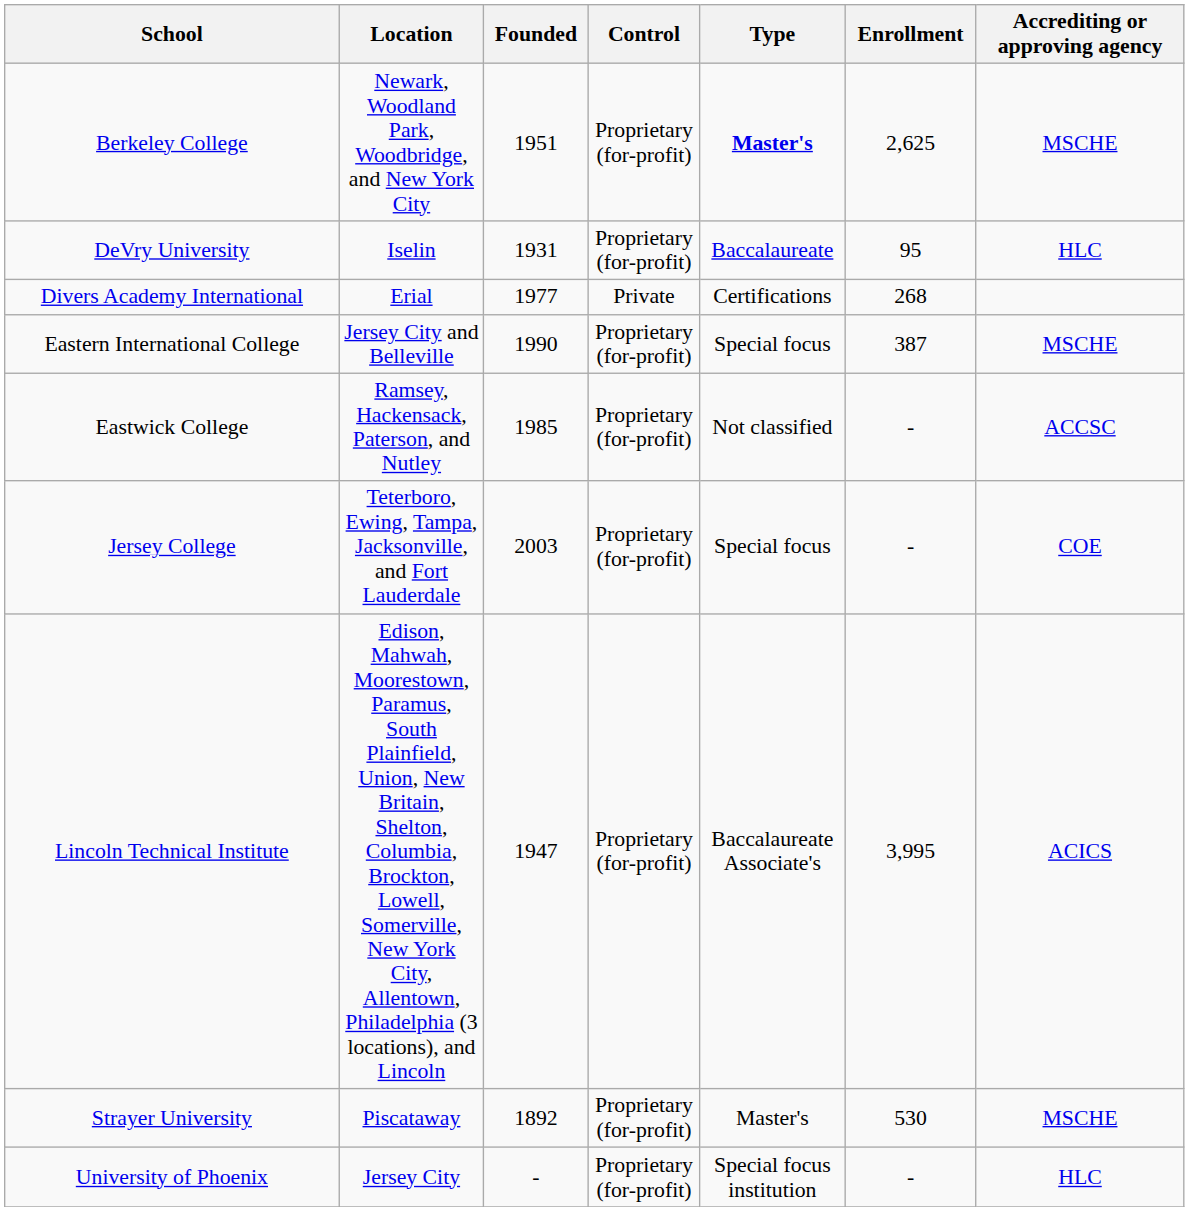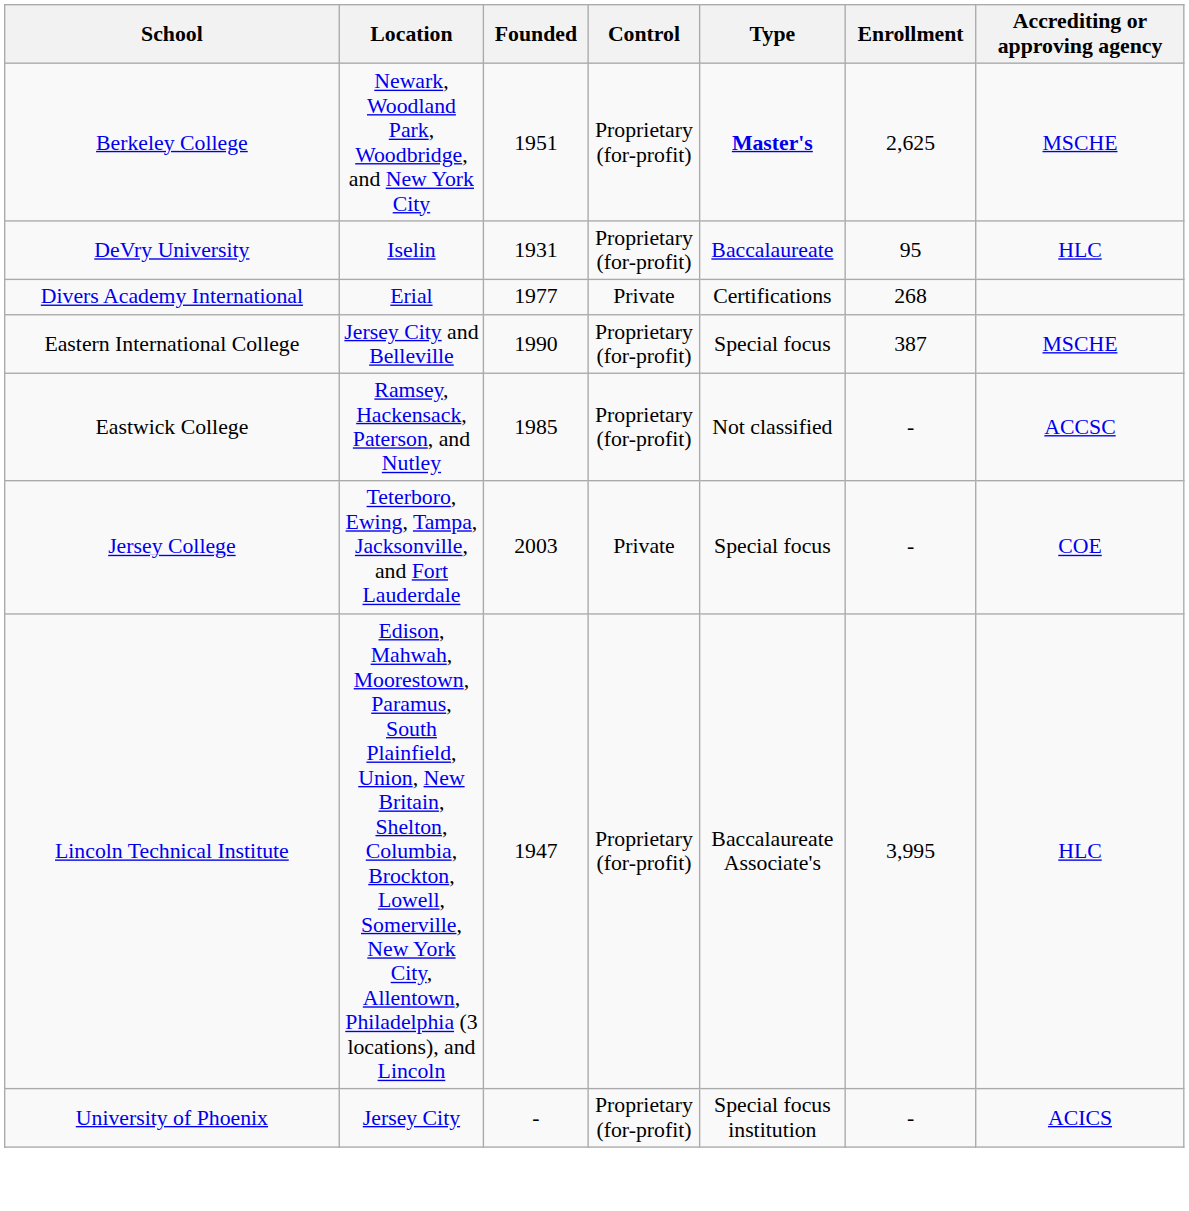(644, 547) Proprietary (for-profit) -> (644, 547) Private
(1080, 850) ACICS -> (1080, 850) HLC
- row: (172, 1117)
(1080, 1176) HLC -> (1080, 1117) ACICS
